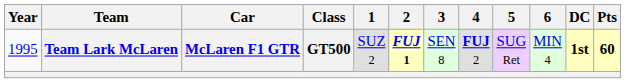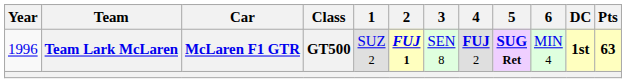(23, 50) 1995 -> (23, 50) 1996
(511, 50) normal -> (512, 50) bold
(607, 50) 60 -> (608, 50) 63
